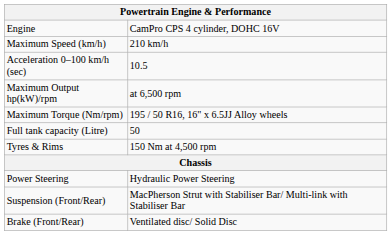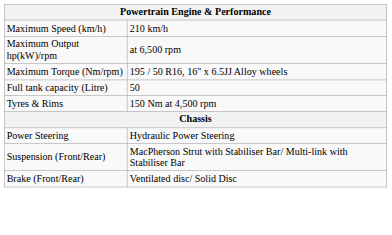- row: (21, 28)
- row: (58, 66)
